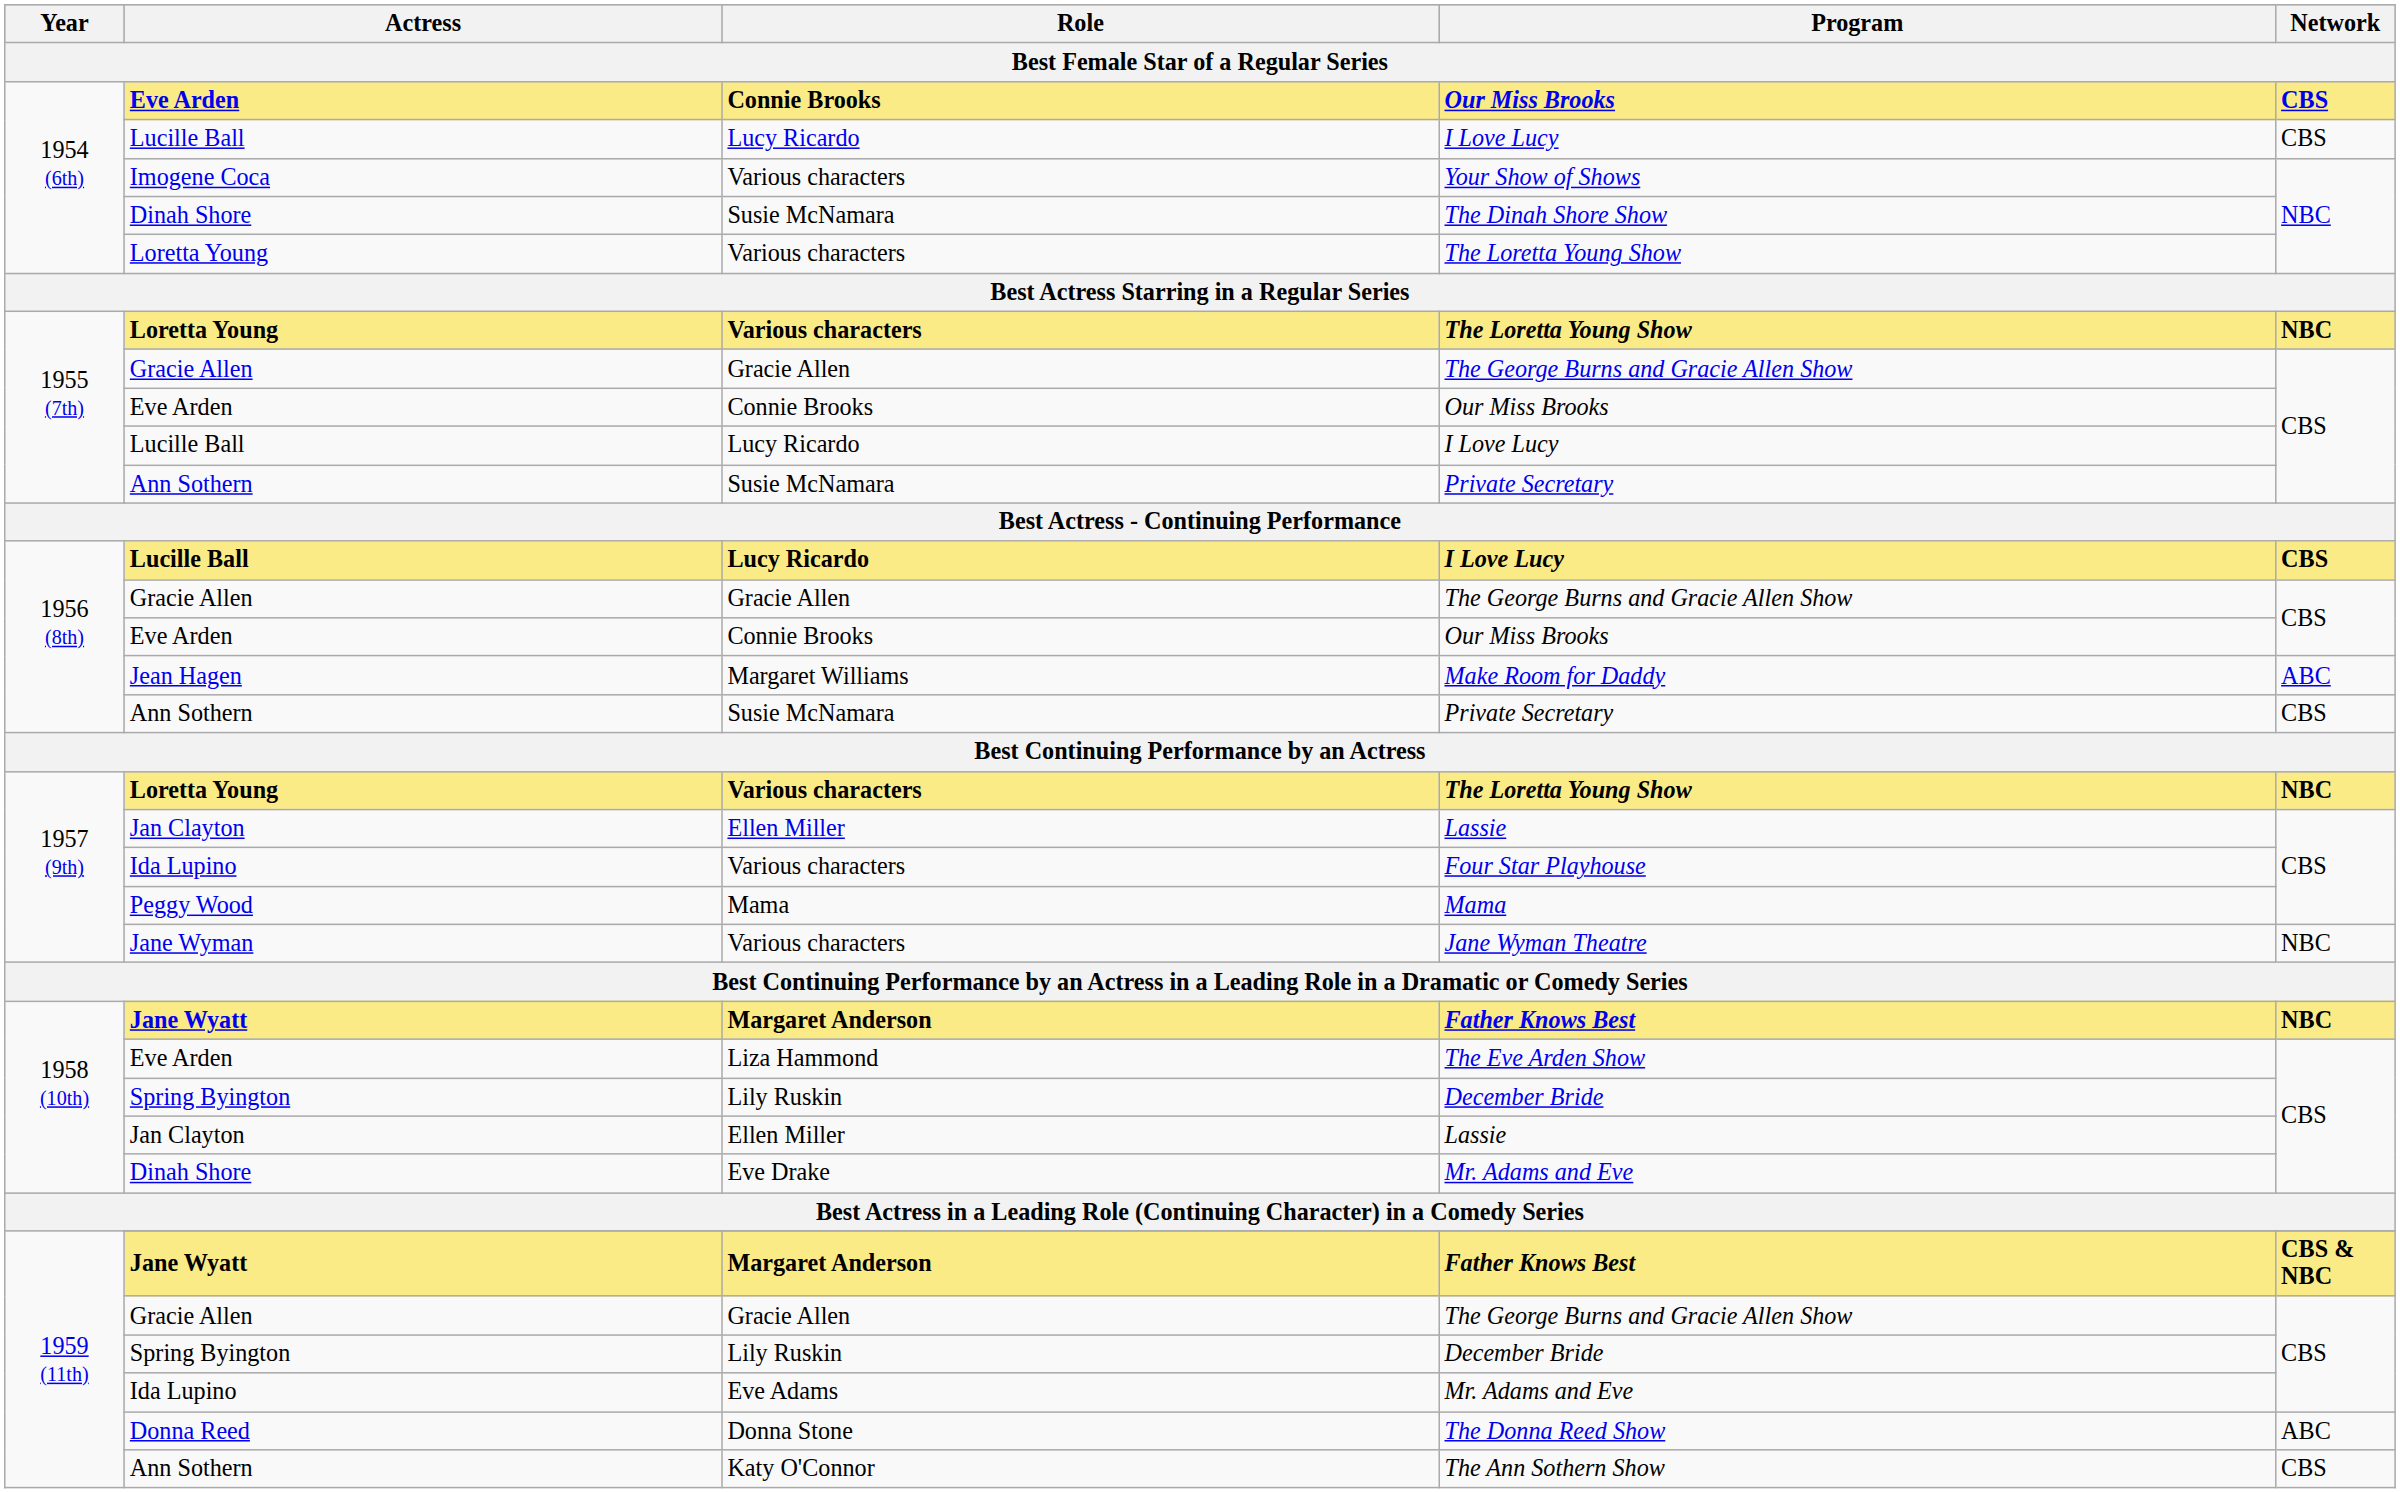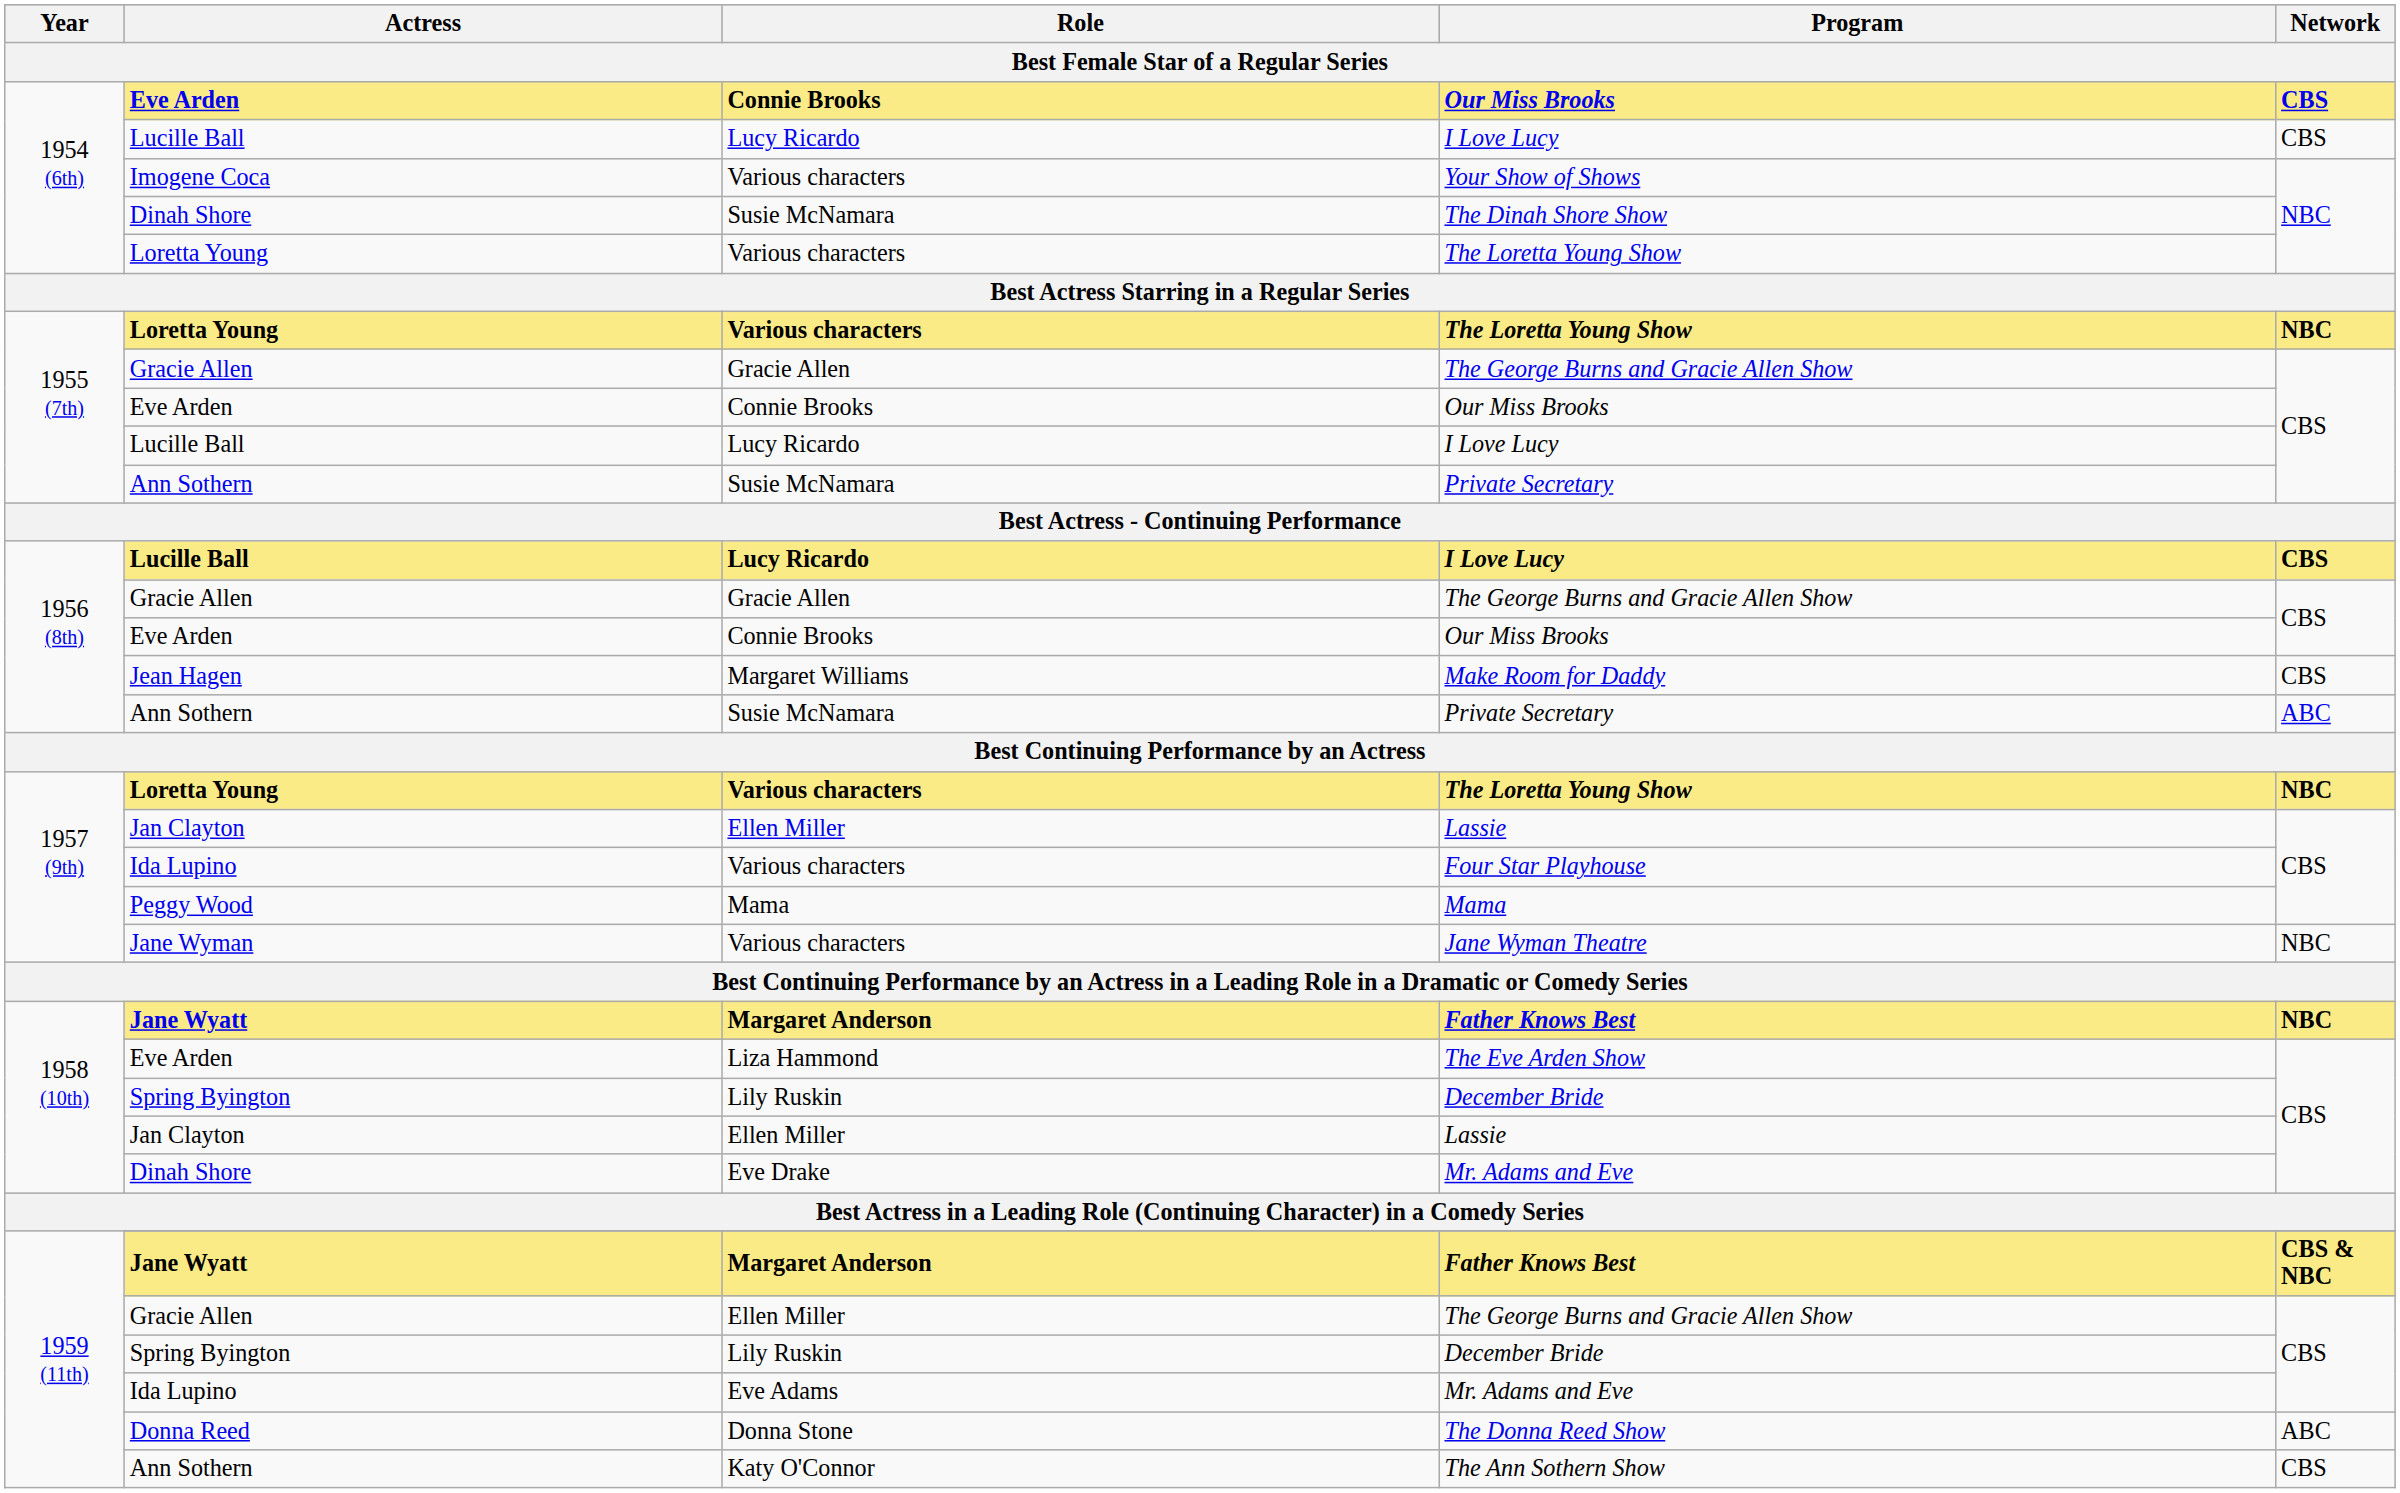(2306, 675) ABC -> (2304, 675) CBS
(2304, 713) CBS -> (2306, 713) ABC
(789, 1315) Gracie Allen -> (786, 1315) Ellen Miller
